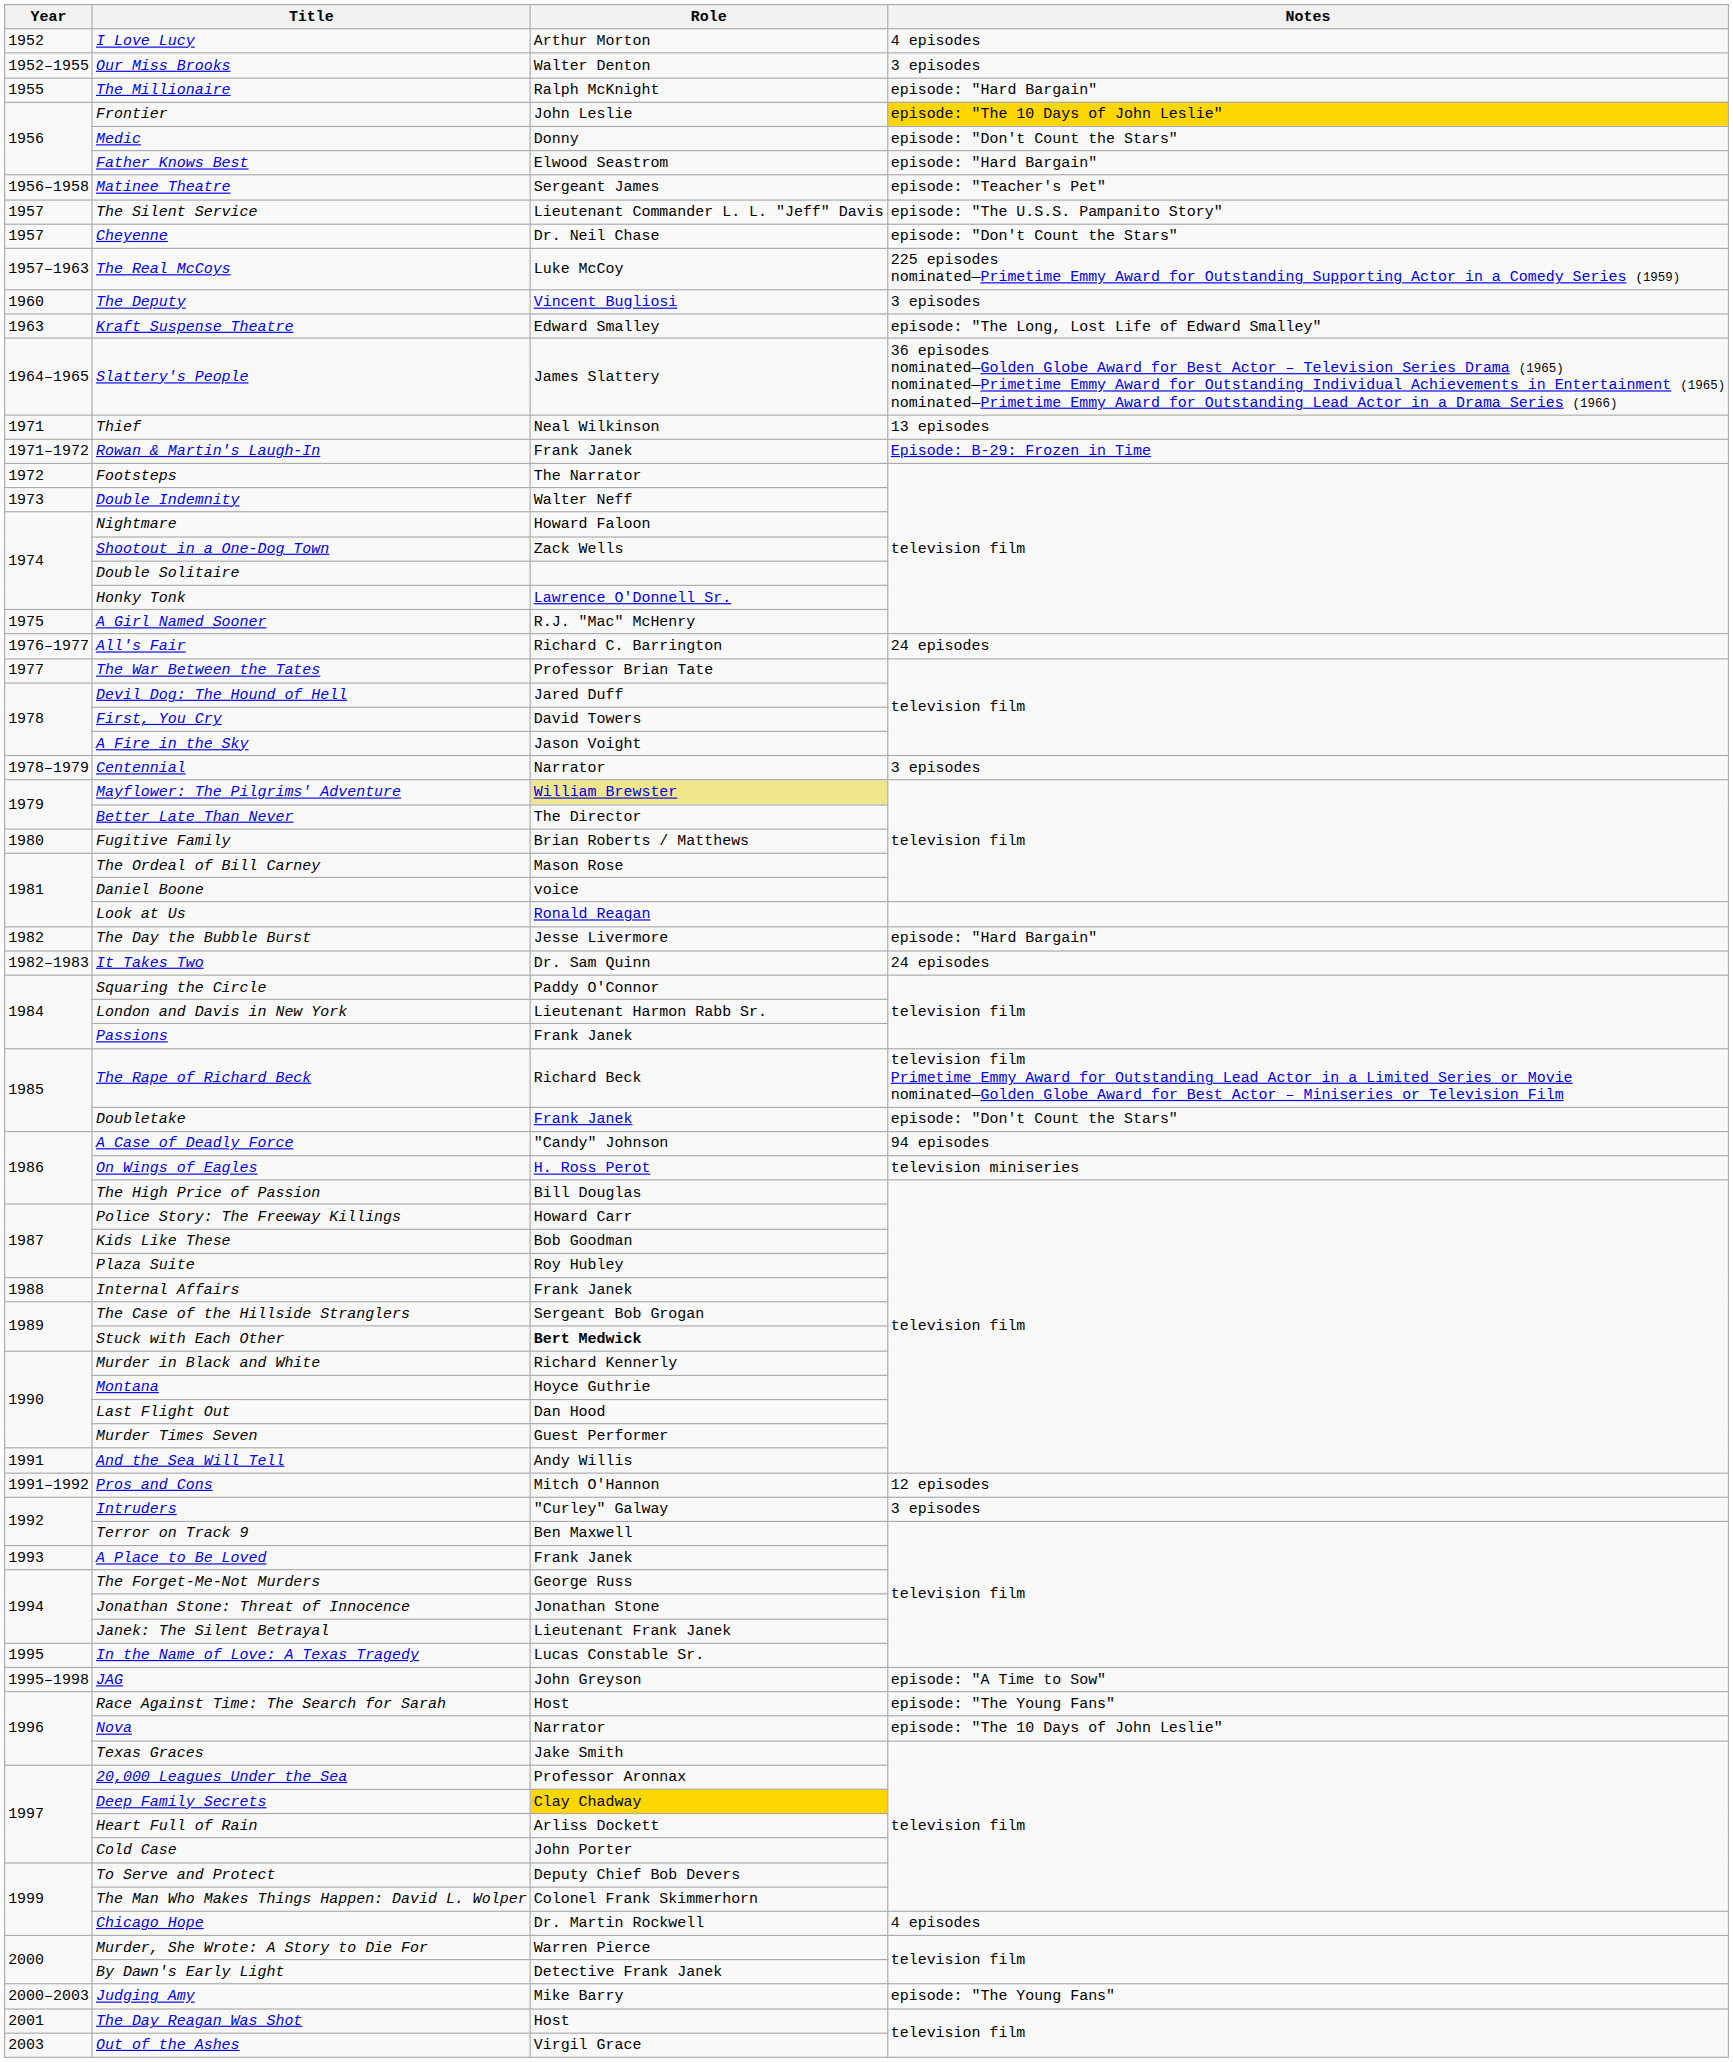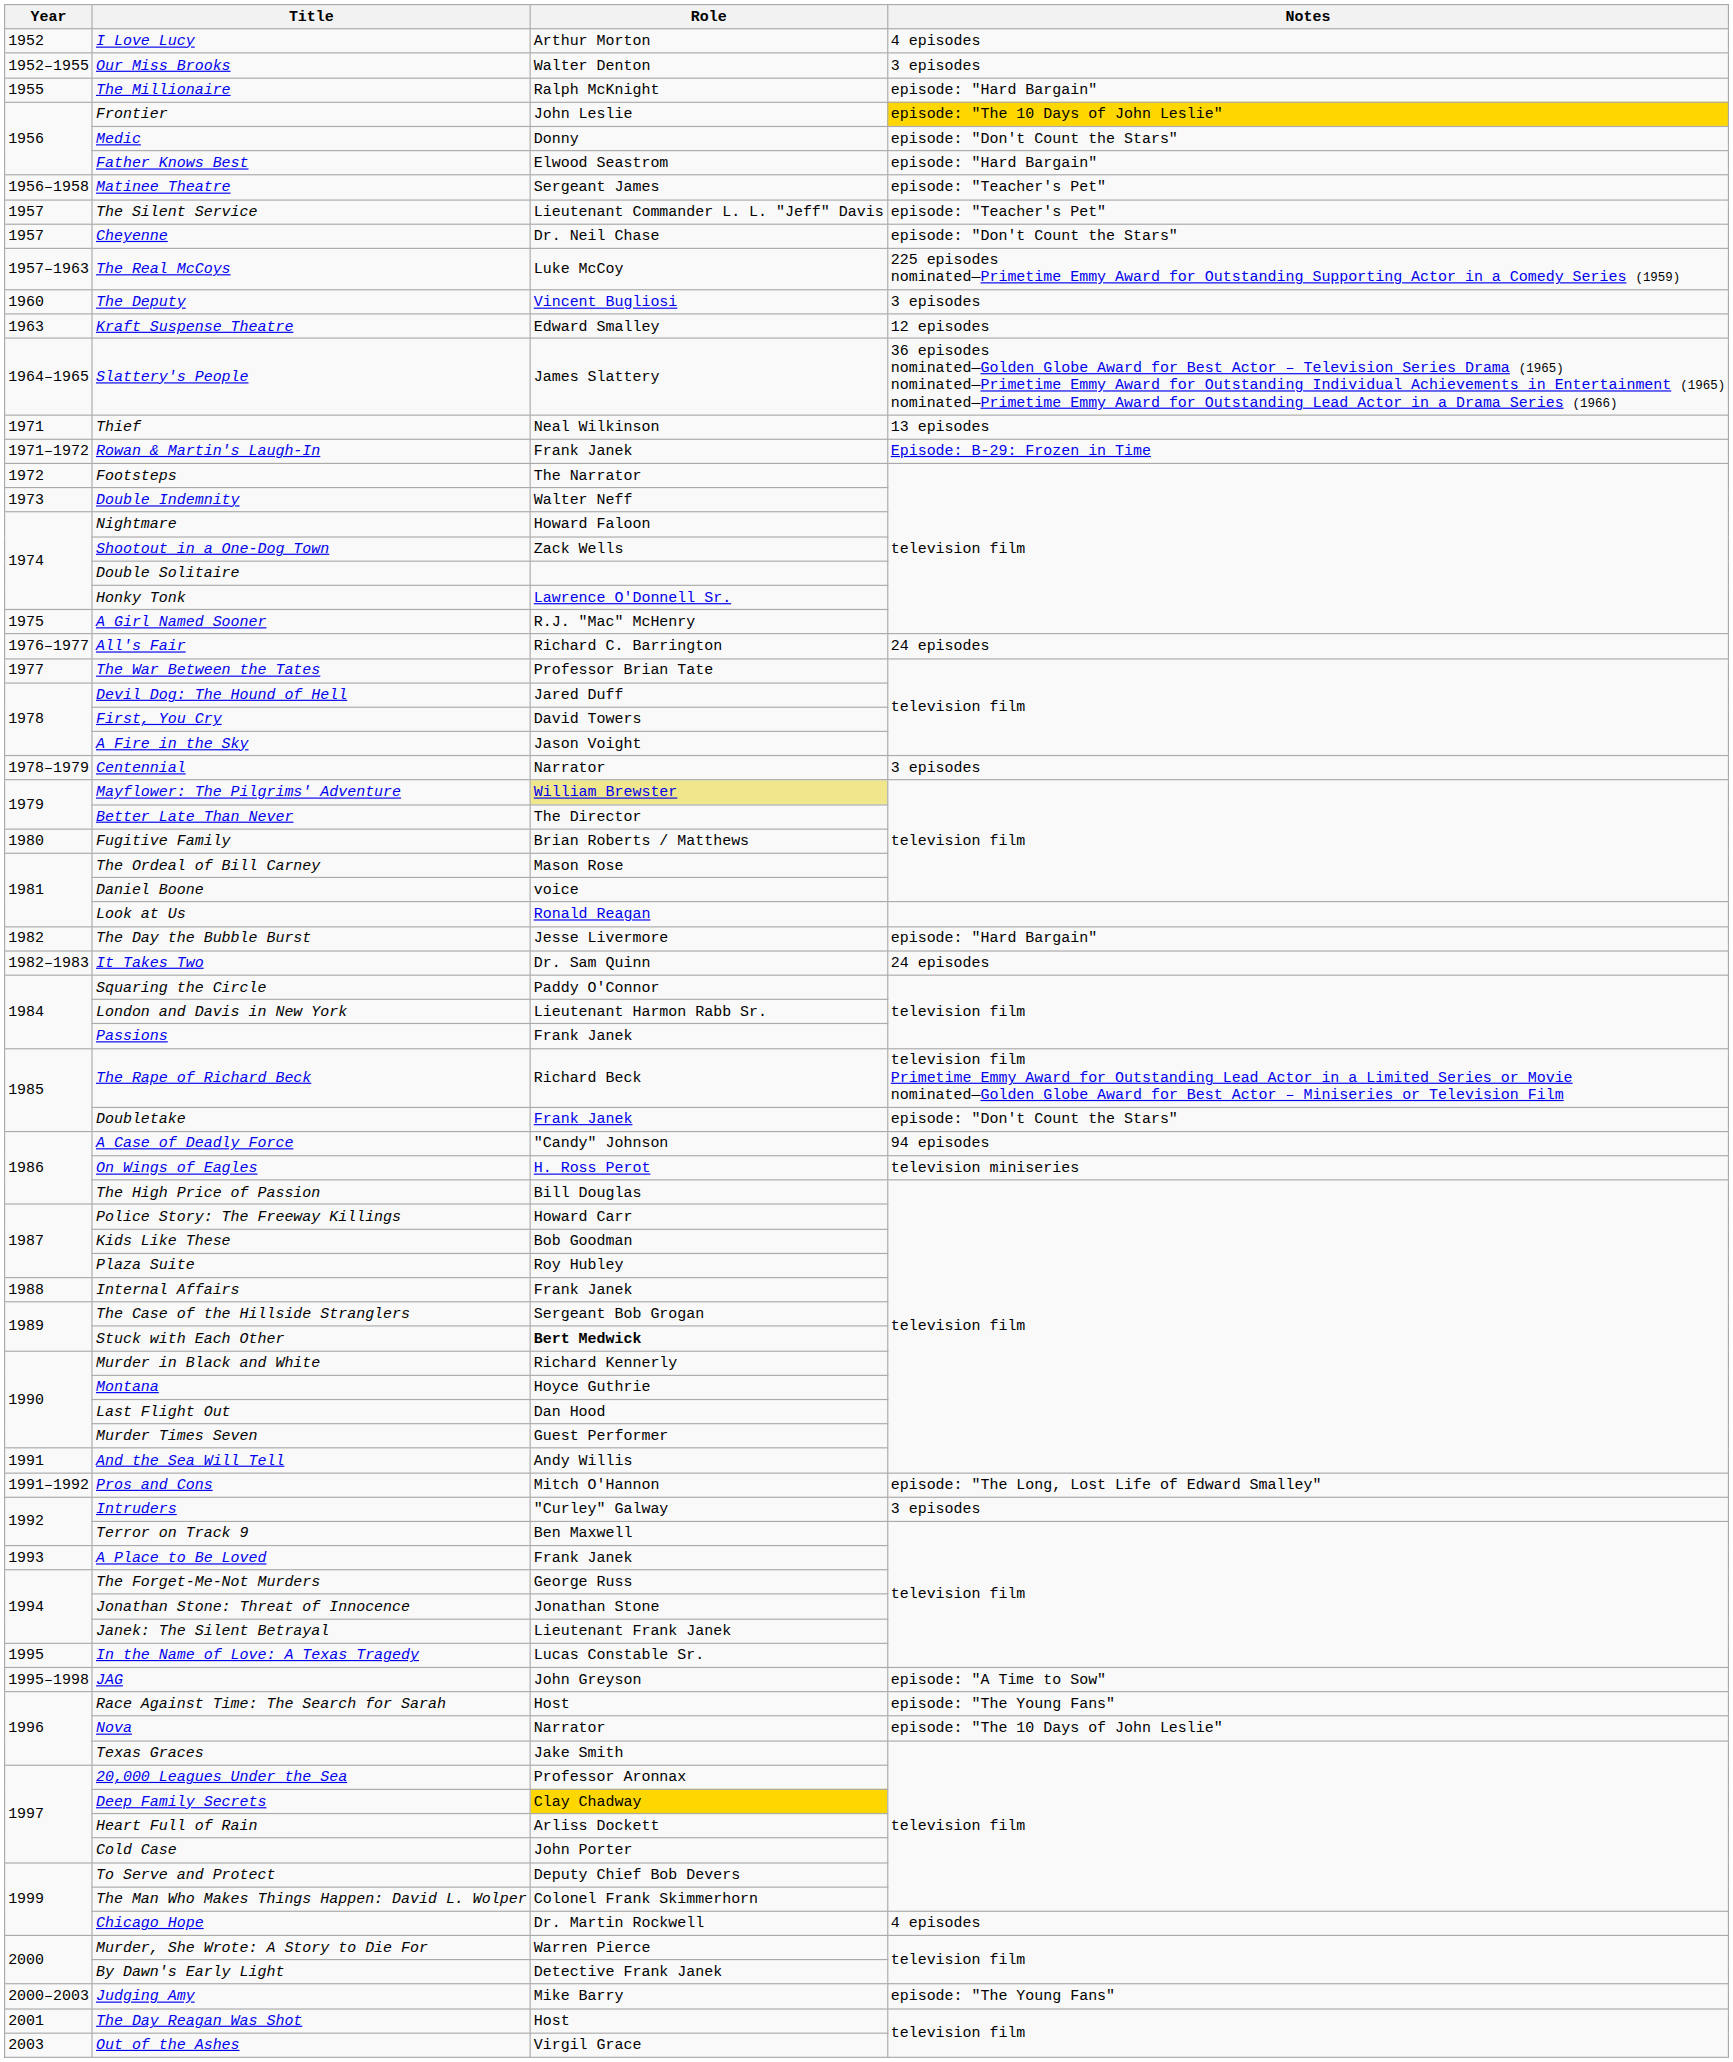(1057, 212) episode: "The U.S.S. Pampanito Story" -> (998, 212) episode: "Teacher's Pet"
(1106, 326) episode: "The Long, Lost Life of Edward Smalley" -> (940, 326) 12 episodes
(940, 1485) 12 episodes -> (1106, 1485) episode: "The Long, Lost Life of Edward Smalley"
